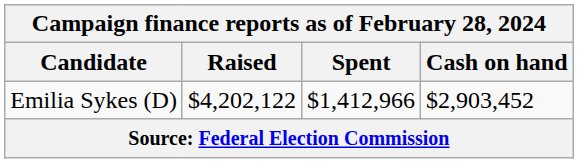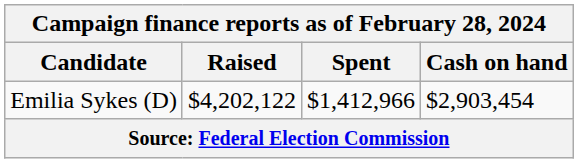(480, 99) $2,903,452 -> (480, 99) $2,903,454
